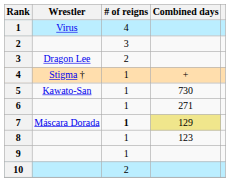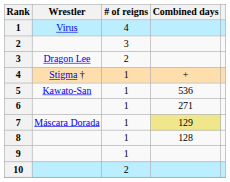(186, 91) 730 -> (186, 91) 536
(126, 122) bold -> (126, 122) normal
(186, 138) 123 -> (186, 138) 128
